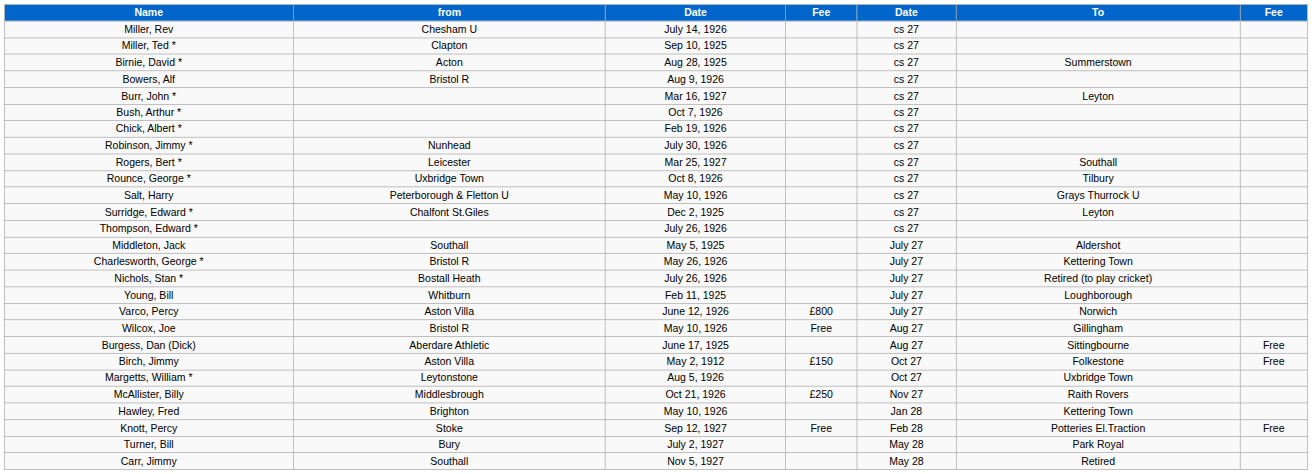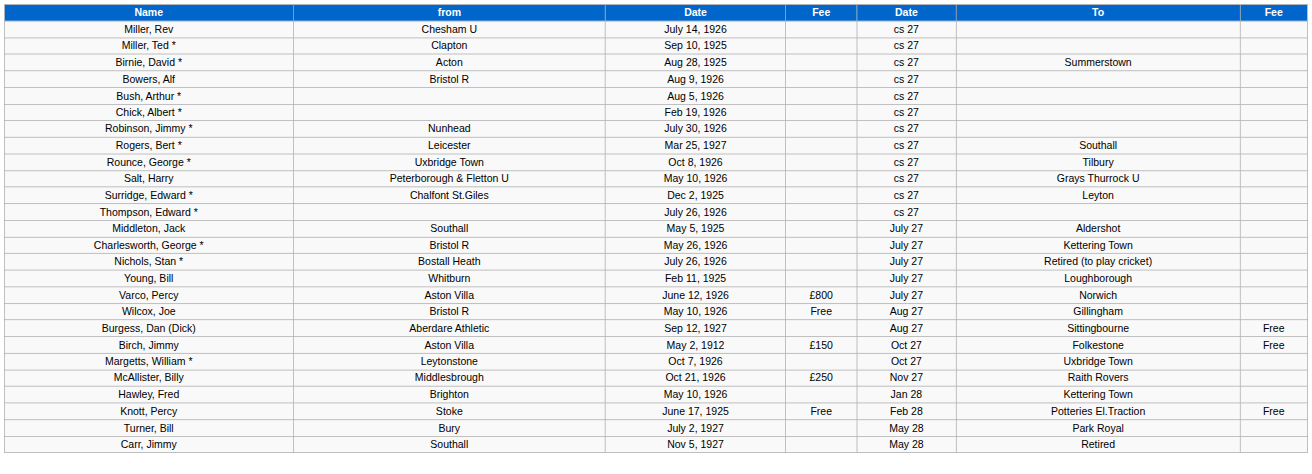- row: (149, 96)
(696, 113) Oct 7, 1926 -> (696, 96) Aug 5, 1926
(696, 345) June 17, 1925 -> (696, 329) Sep 12, 1927
(696, 378) Aug 5, 1926 -> (696, 362) Oct 7, 1926
(696, 428) Sep 12, 1927 -> (696, 412) June 17, 1925
